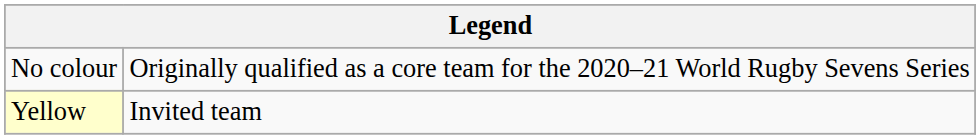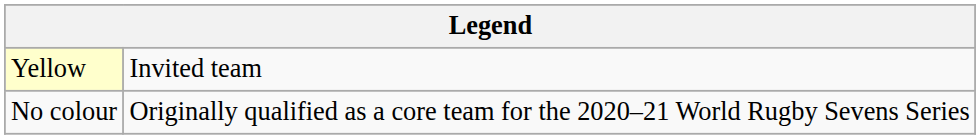rows swapped: (64, 68) <-> (49, 111)
